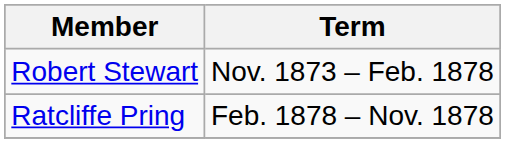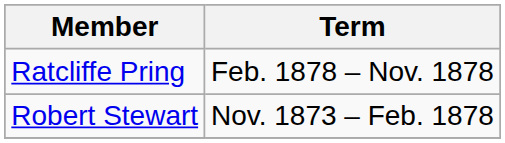rows swapped: (105, 71) <-> (98, 115)
